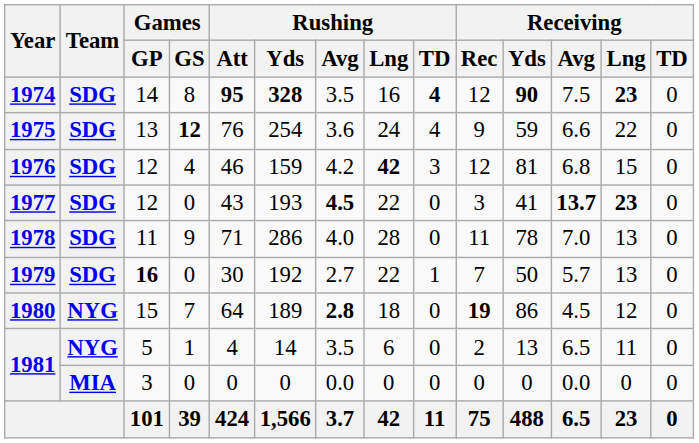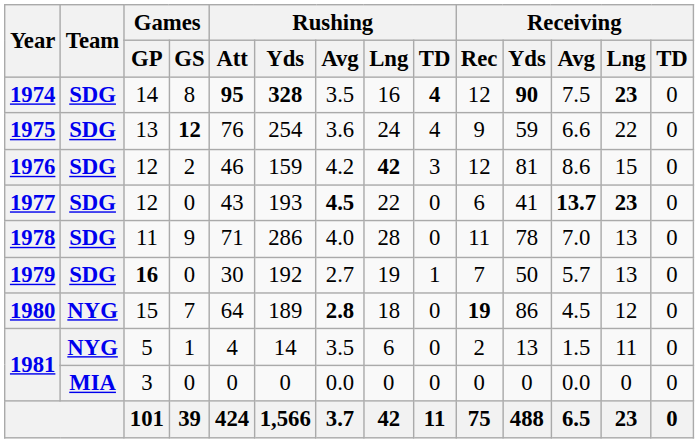(189, 166) 4 -> (189, 166) 2
(576, 166) 6.8 -> (576, 166) 8.6
(479, 202) 3 -> (479, 202) 6
(389, 274) 22 -> (389, 274) 19
(576, 346) 6.5 -> (576, 346) 1.5
